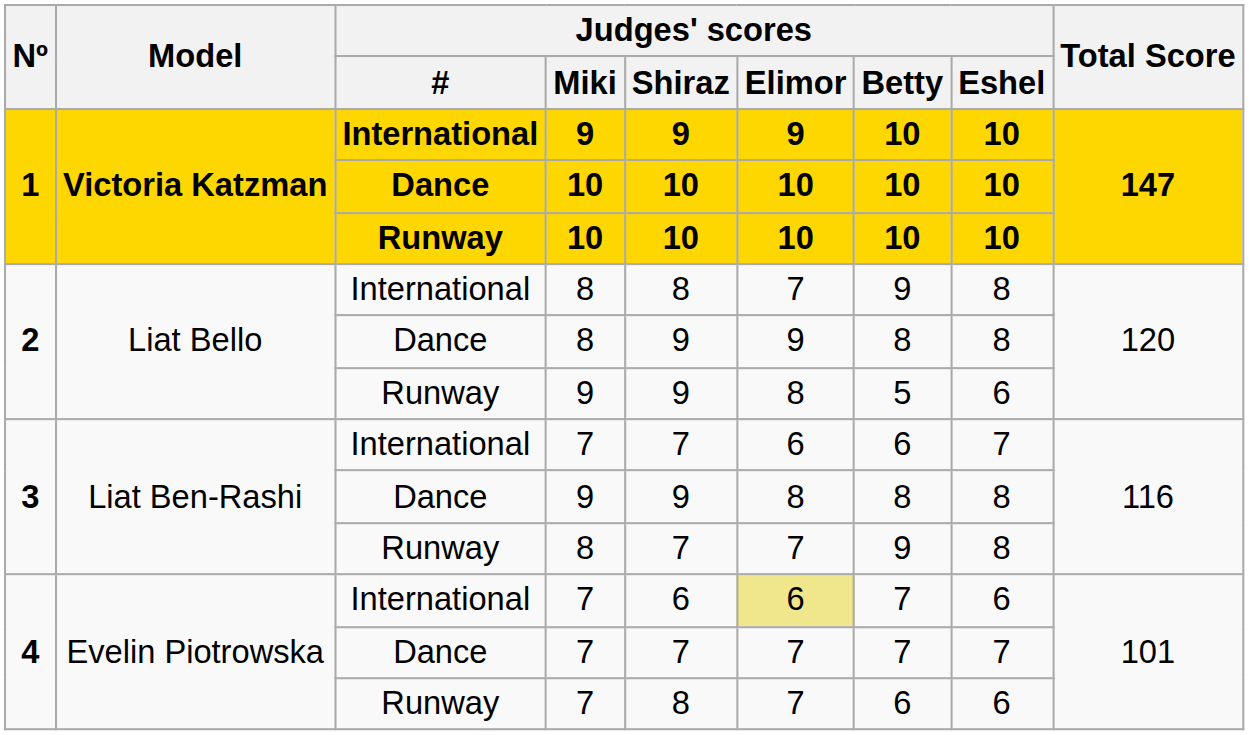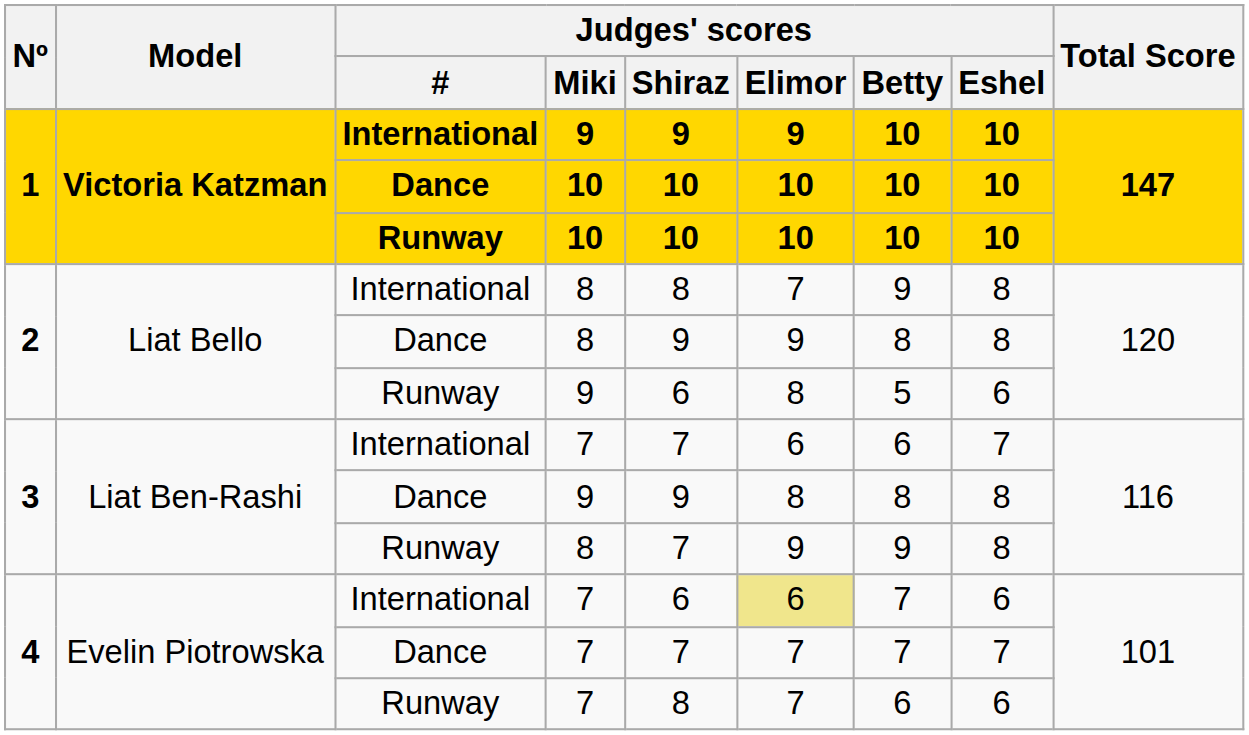(681, 392) 9 -> (681, 392) 6
(796, 548) 7 -> (796, 548) 9
